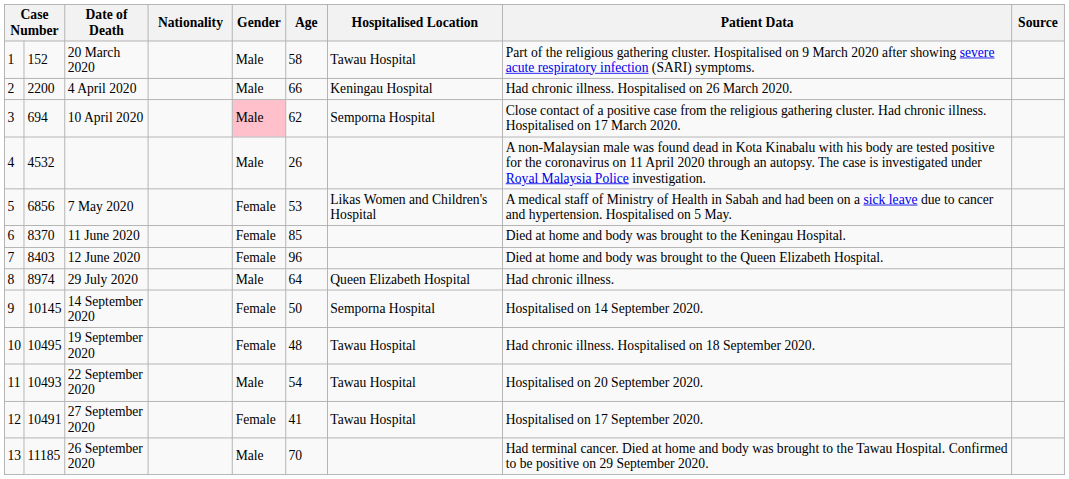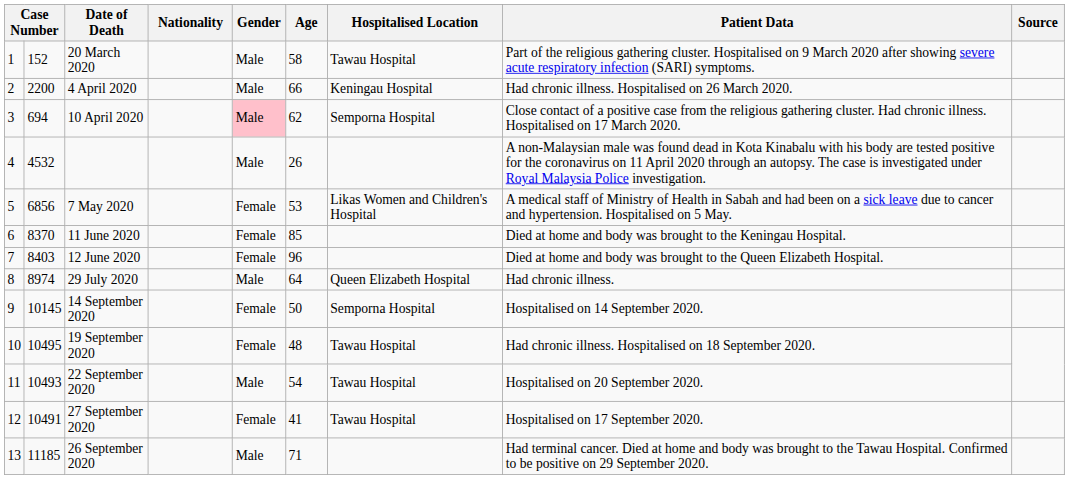(295, 456) 70 -> (295, 456) 71
